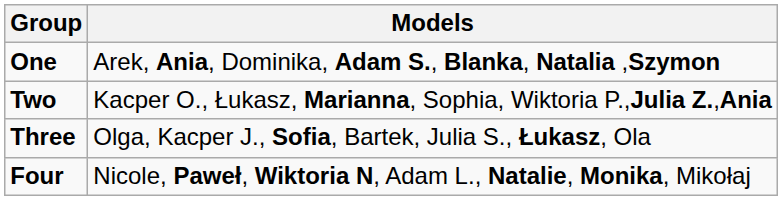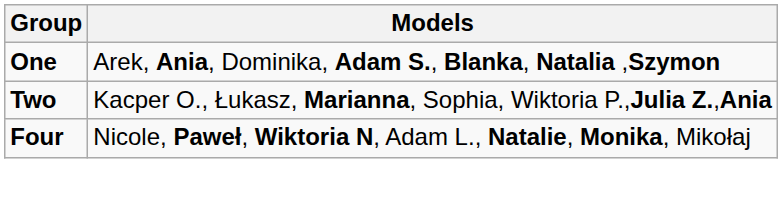- row: (43, 137)
